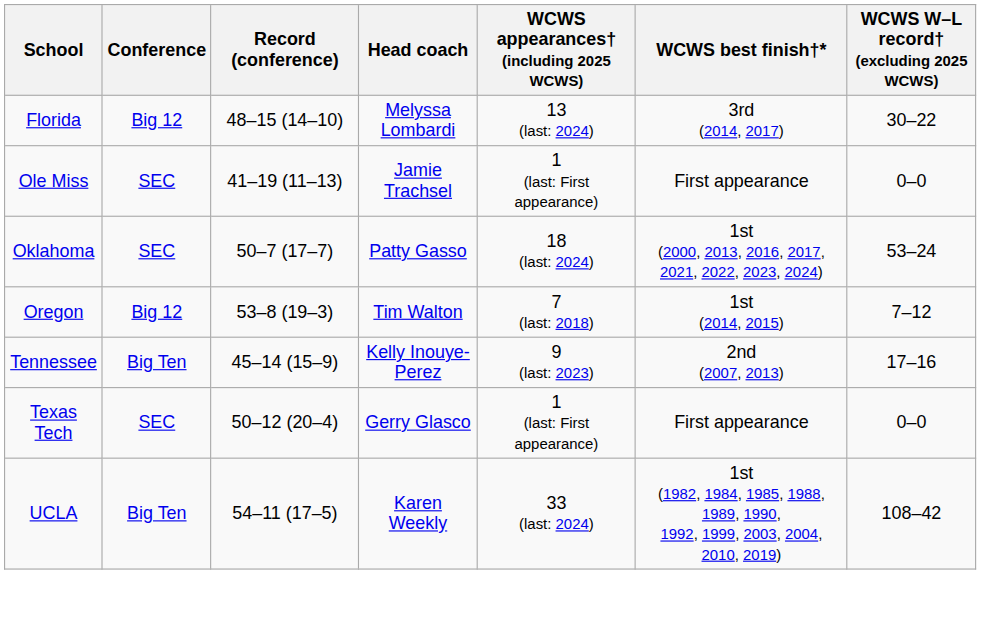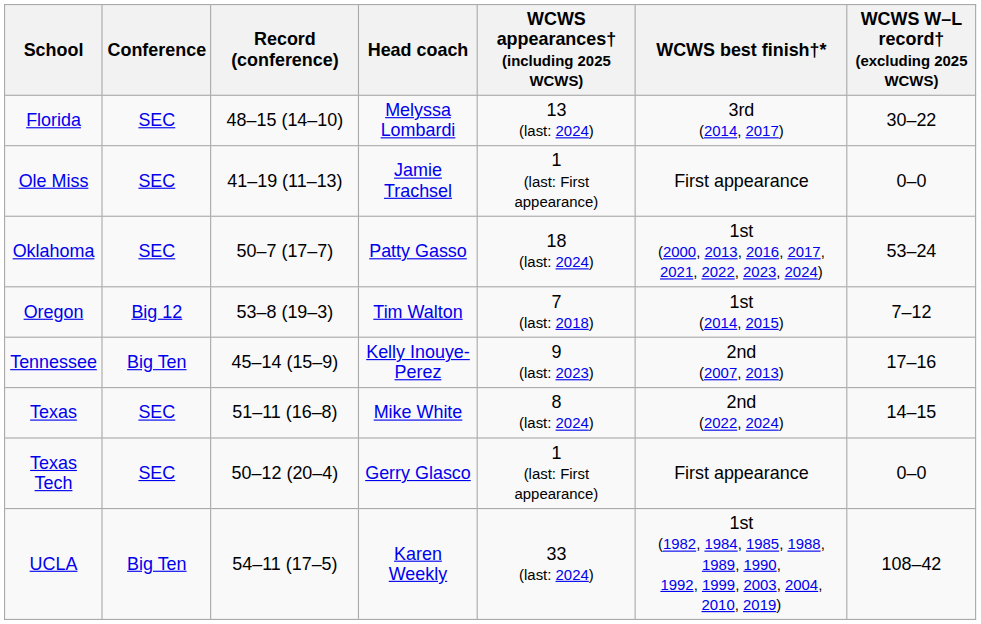(157, 120) Big 12 -> (157, 120) SEC
+ row: (54, 412)
